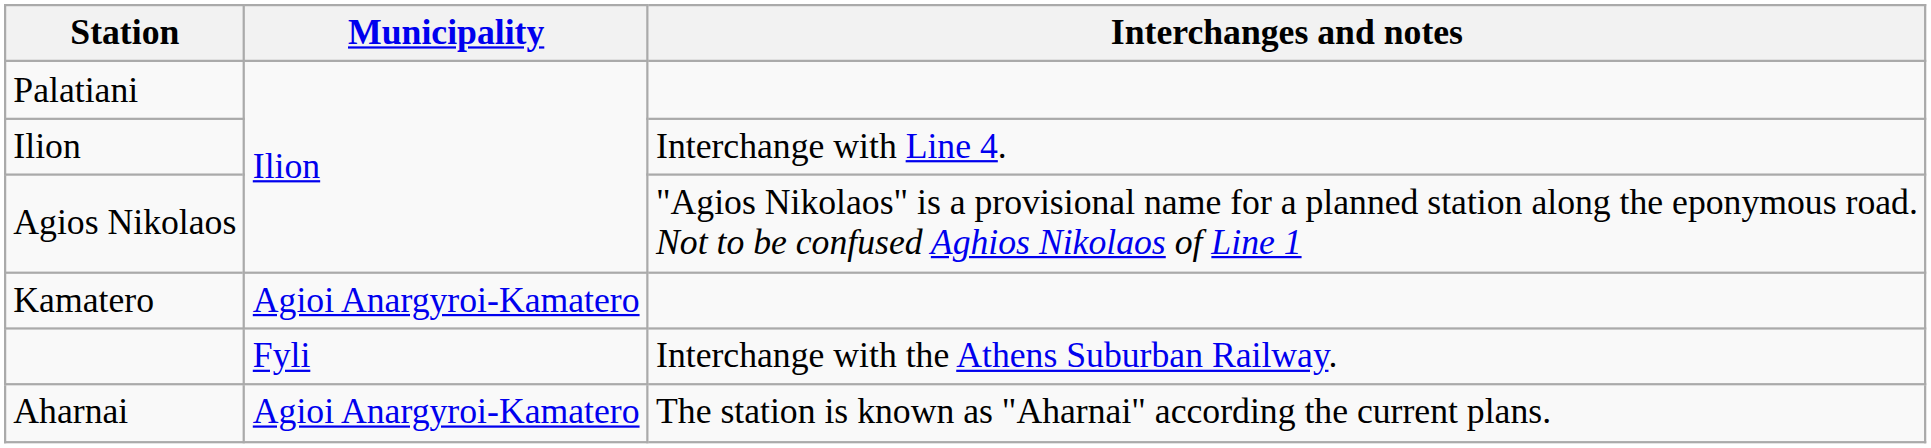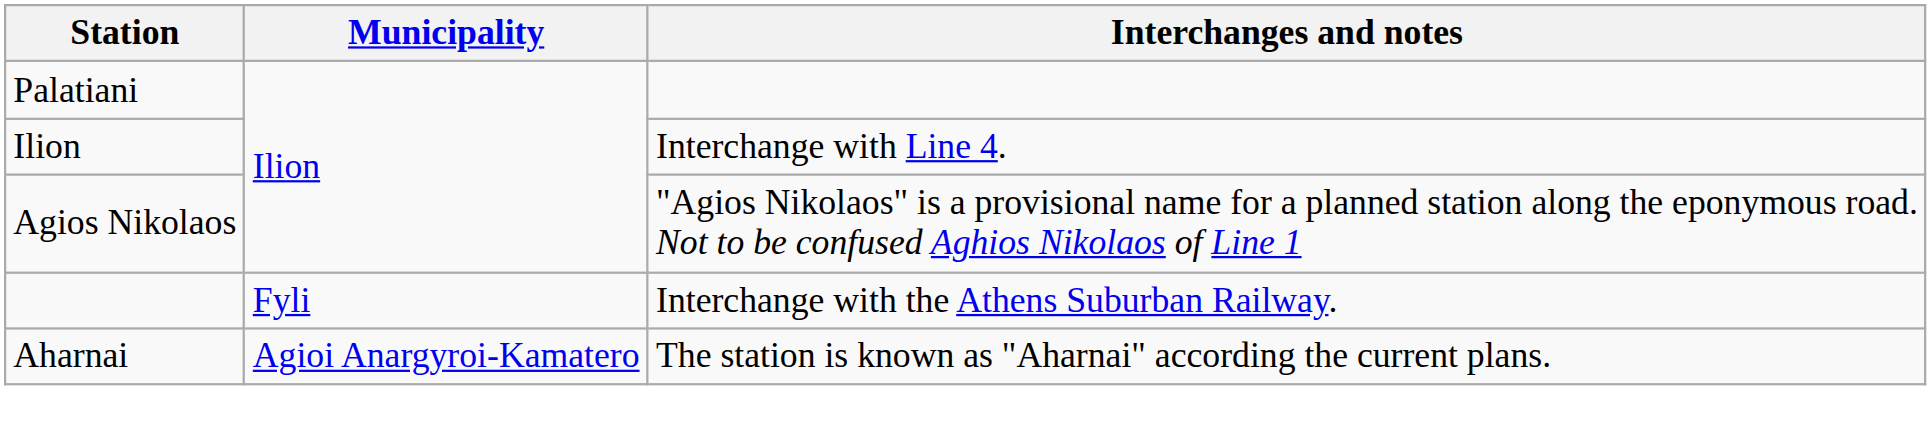- row: (84, 299)
